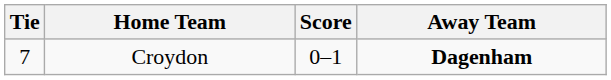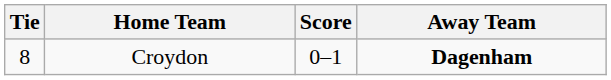(25, 56) 7 -> (25, 56) 8
